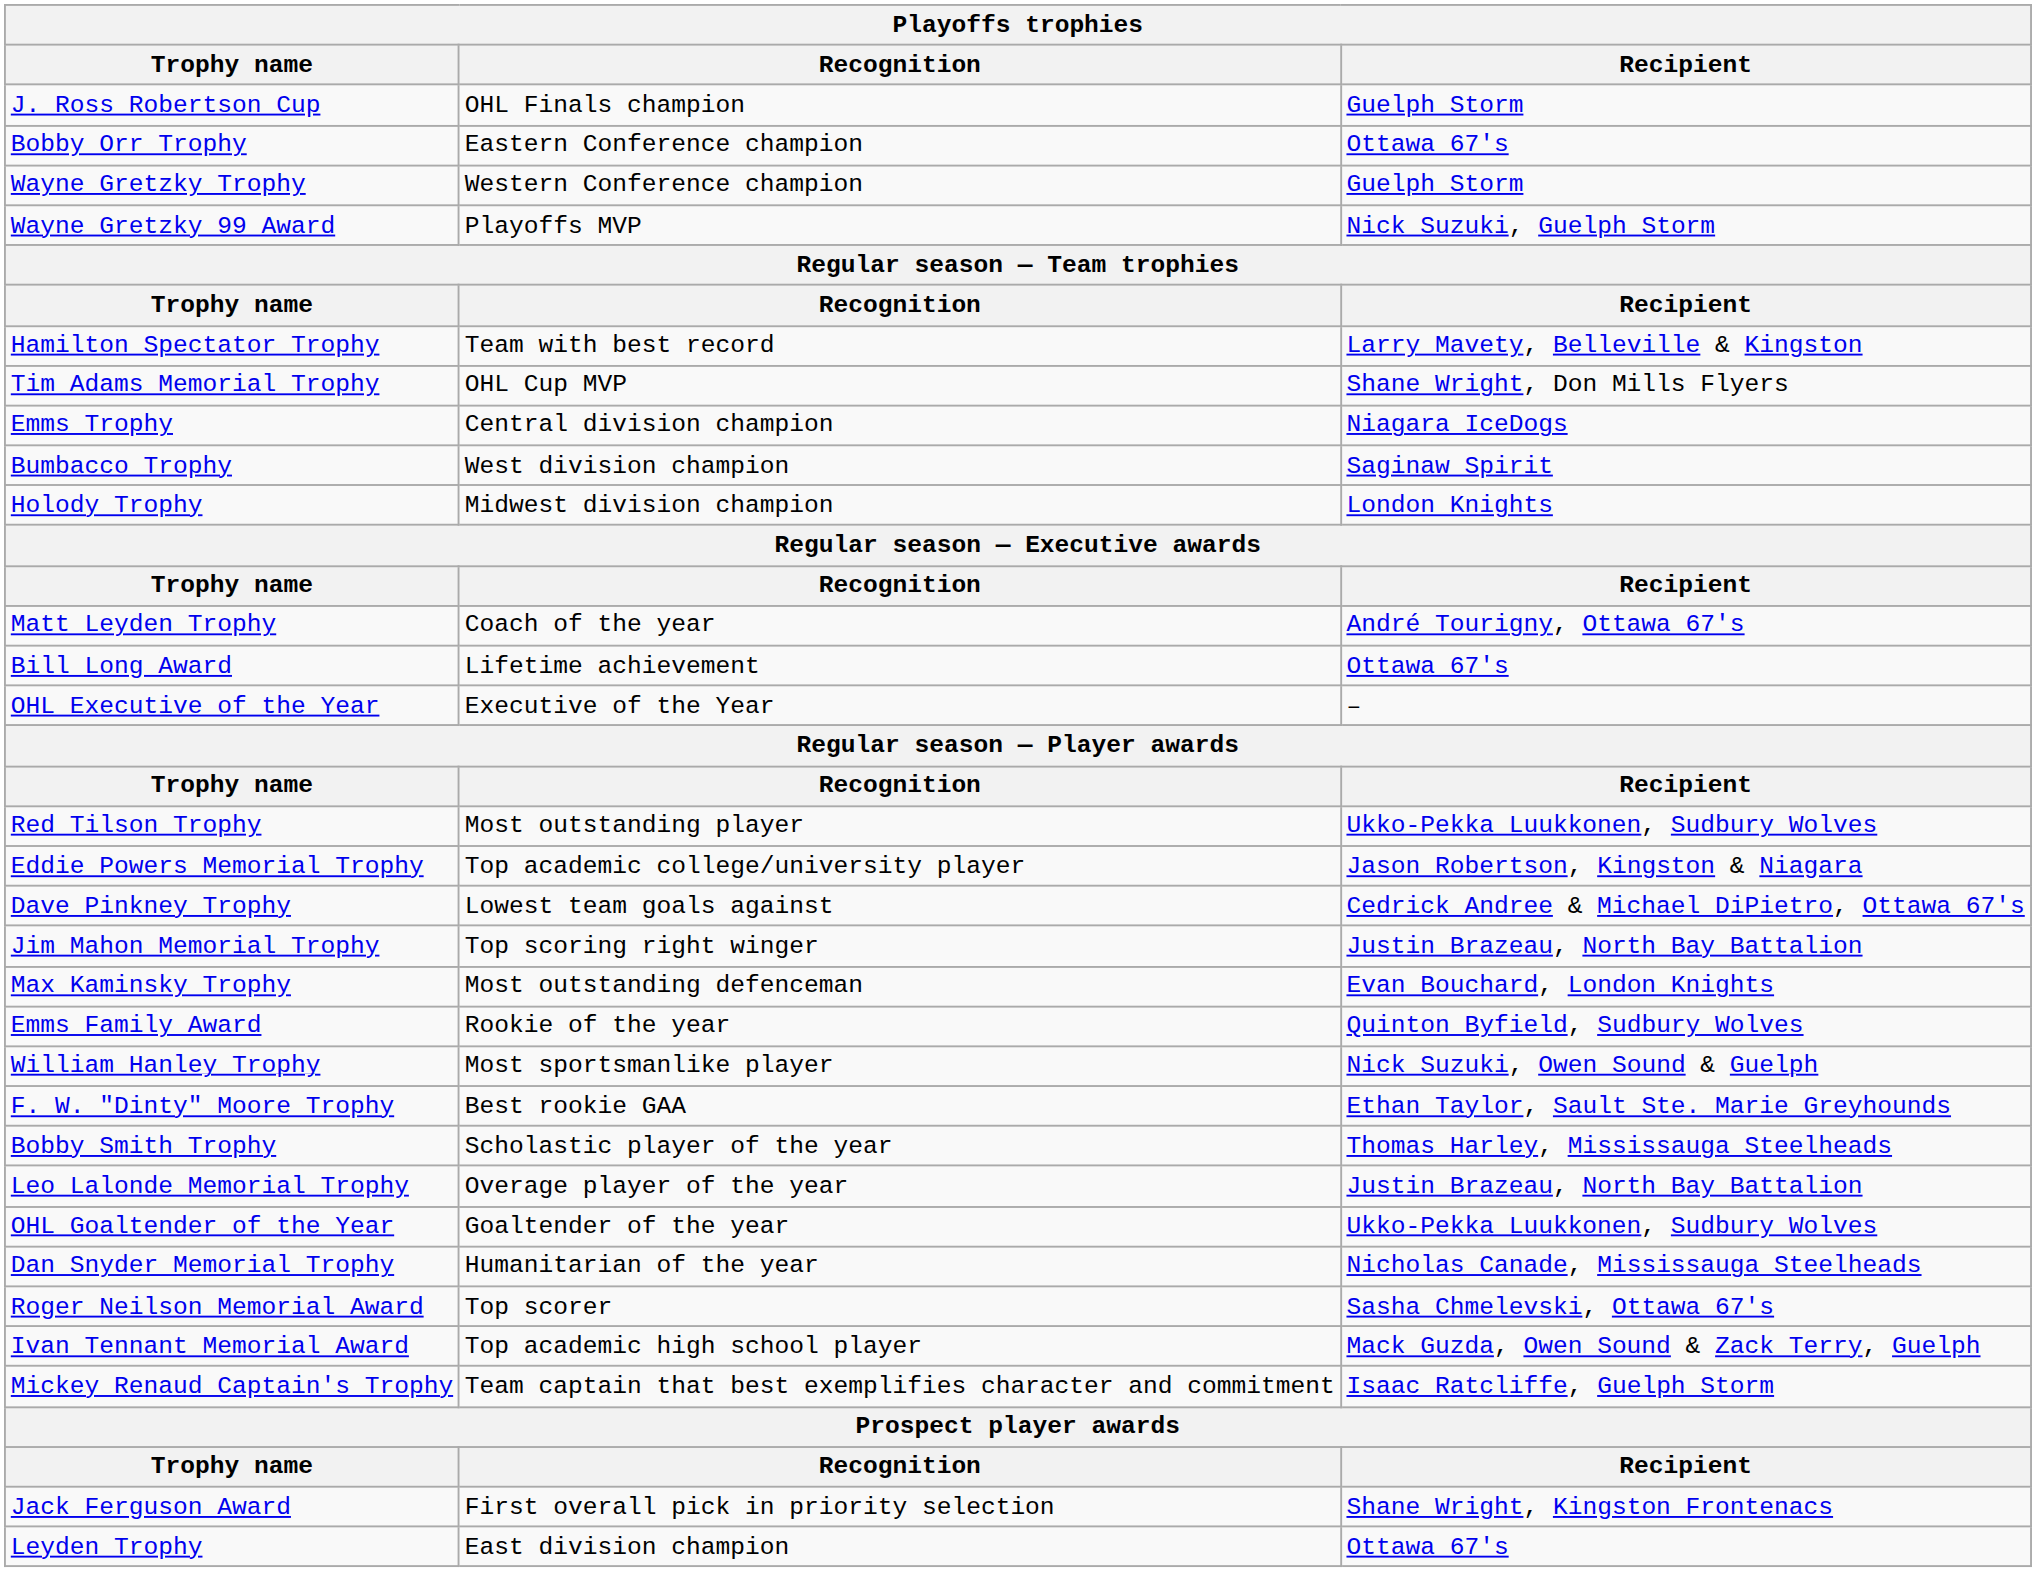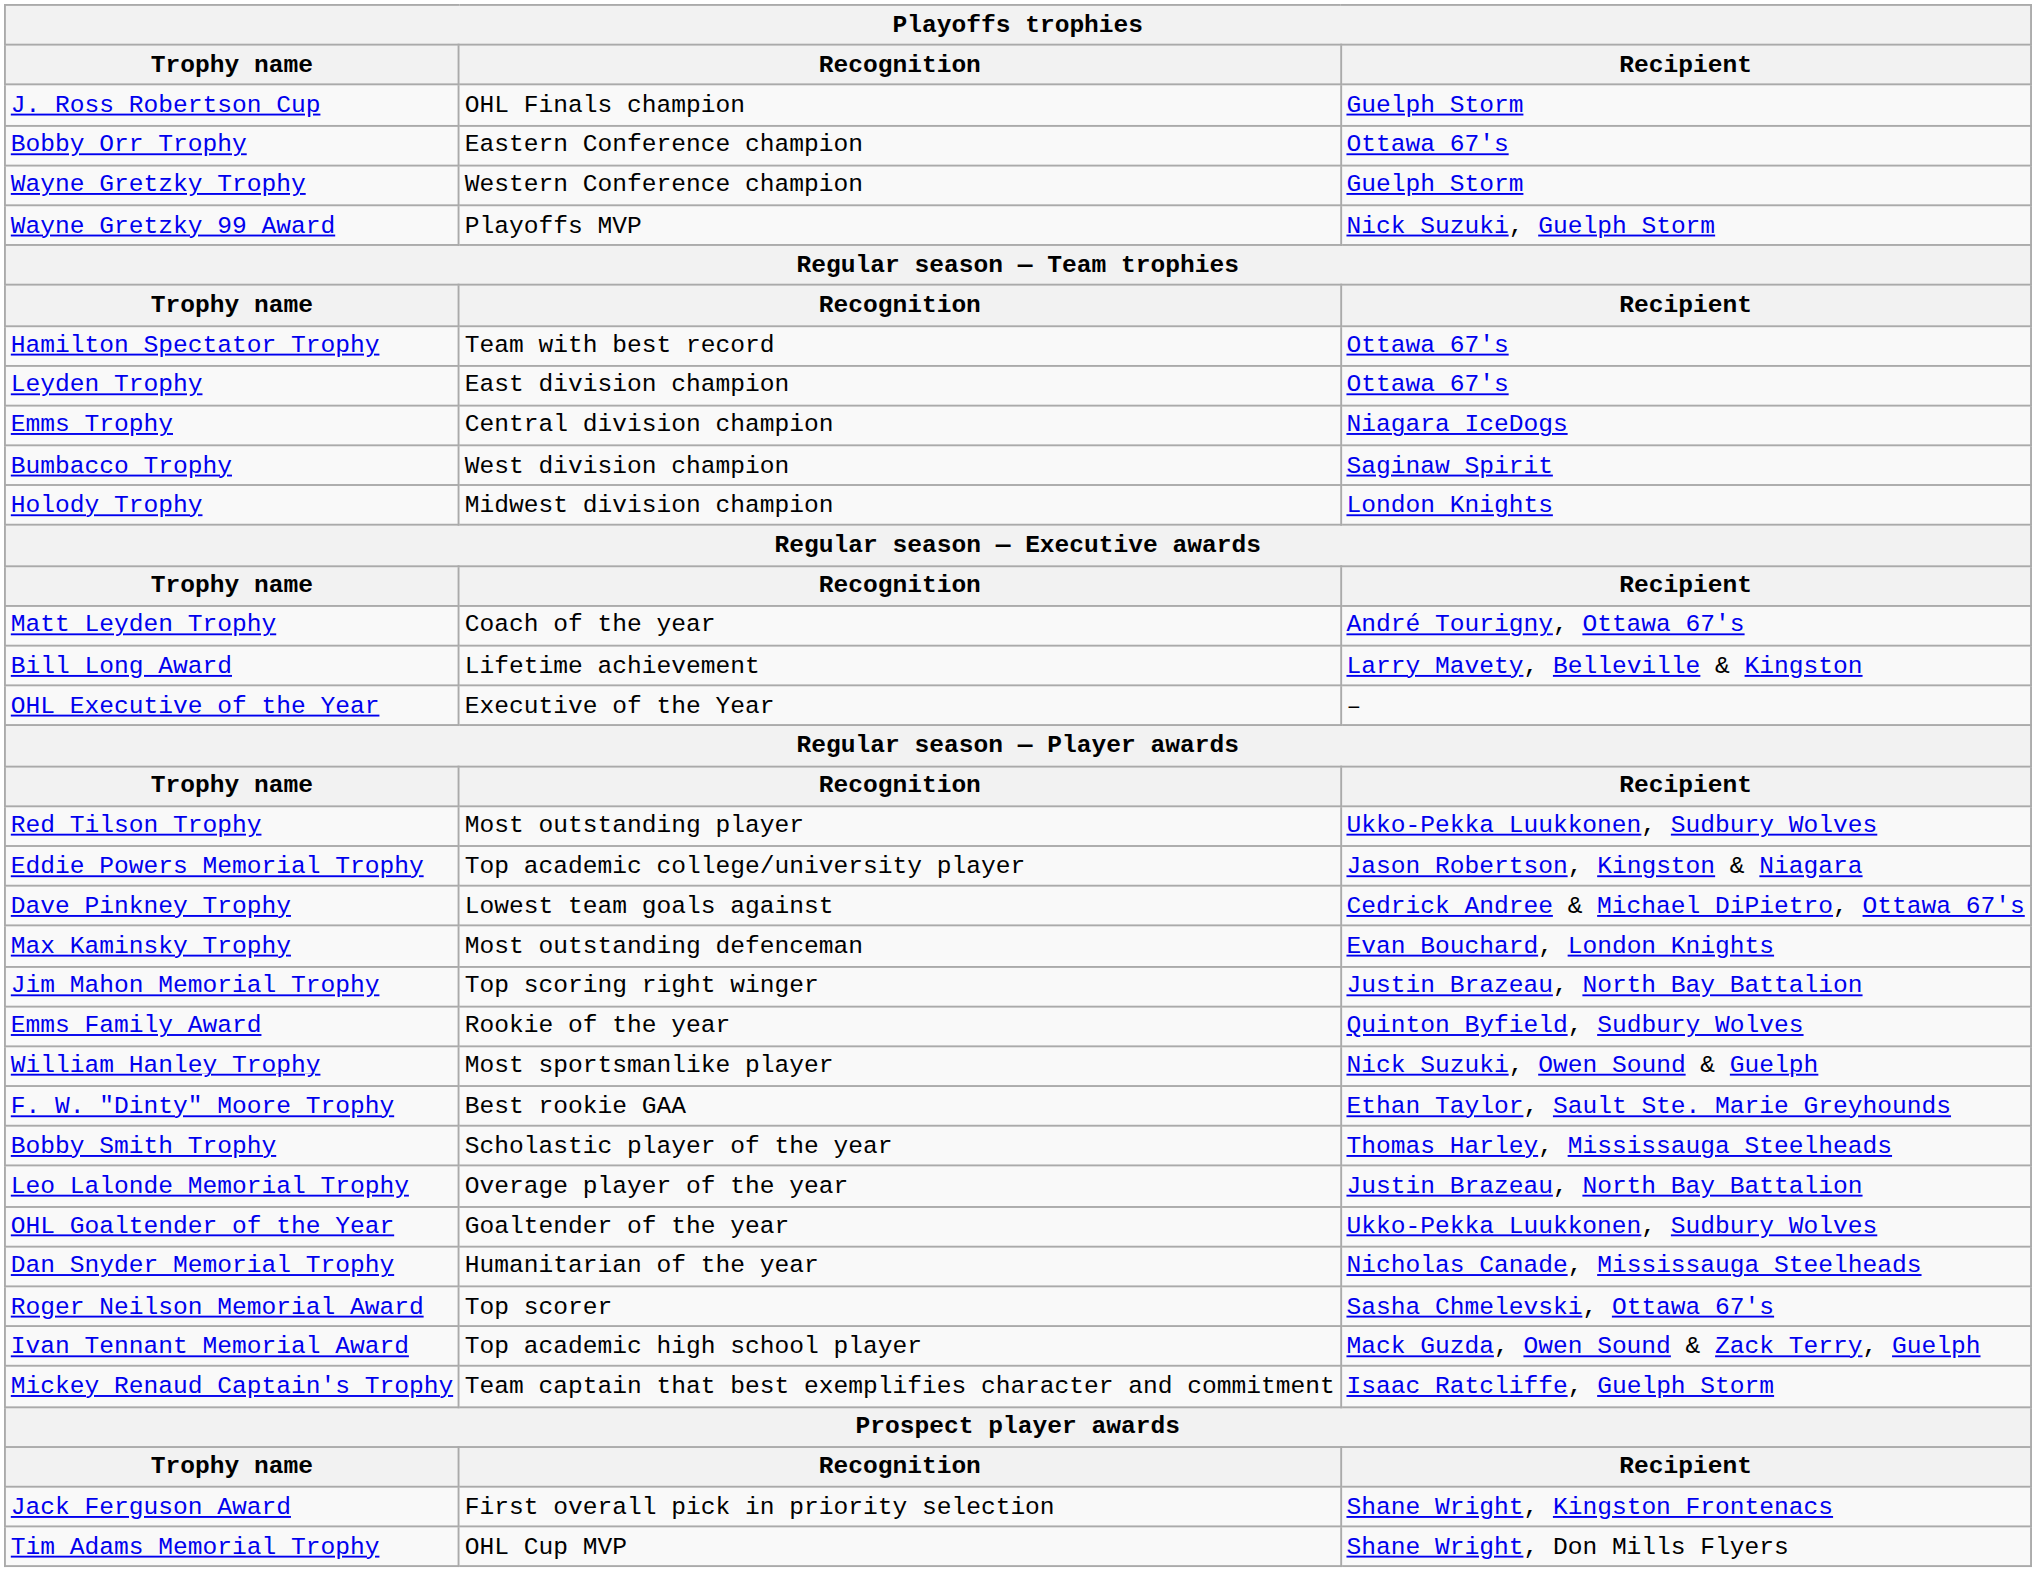(1605, 345) Larry Mavety, Belleville & Kingston -> (1428, 345) Ottawa 67's
rows swapped: (107, 1547) <-> (195, 385)
(1428, 666) Ottawa 67's -> (1605, 666) Larry Mavety, Belleville & Kingston
rows swapped: (151, 986) <-> (195, 946)
